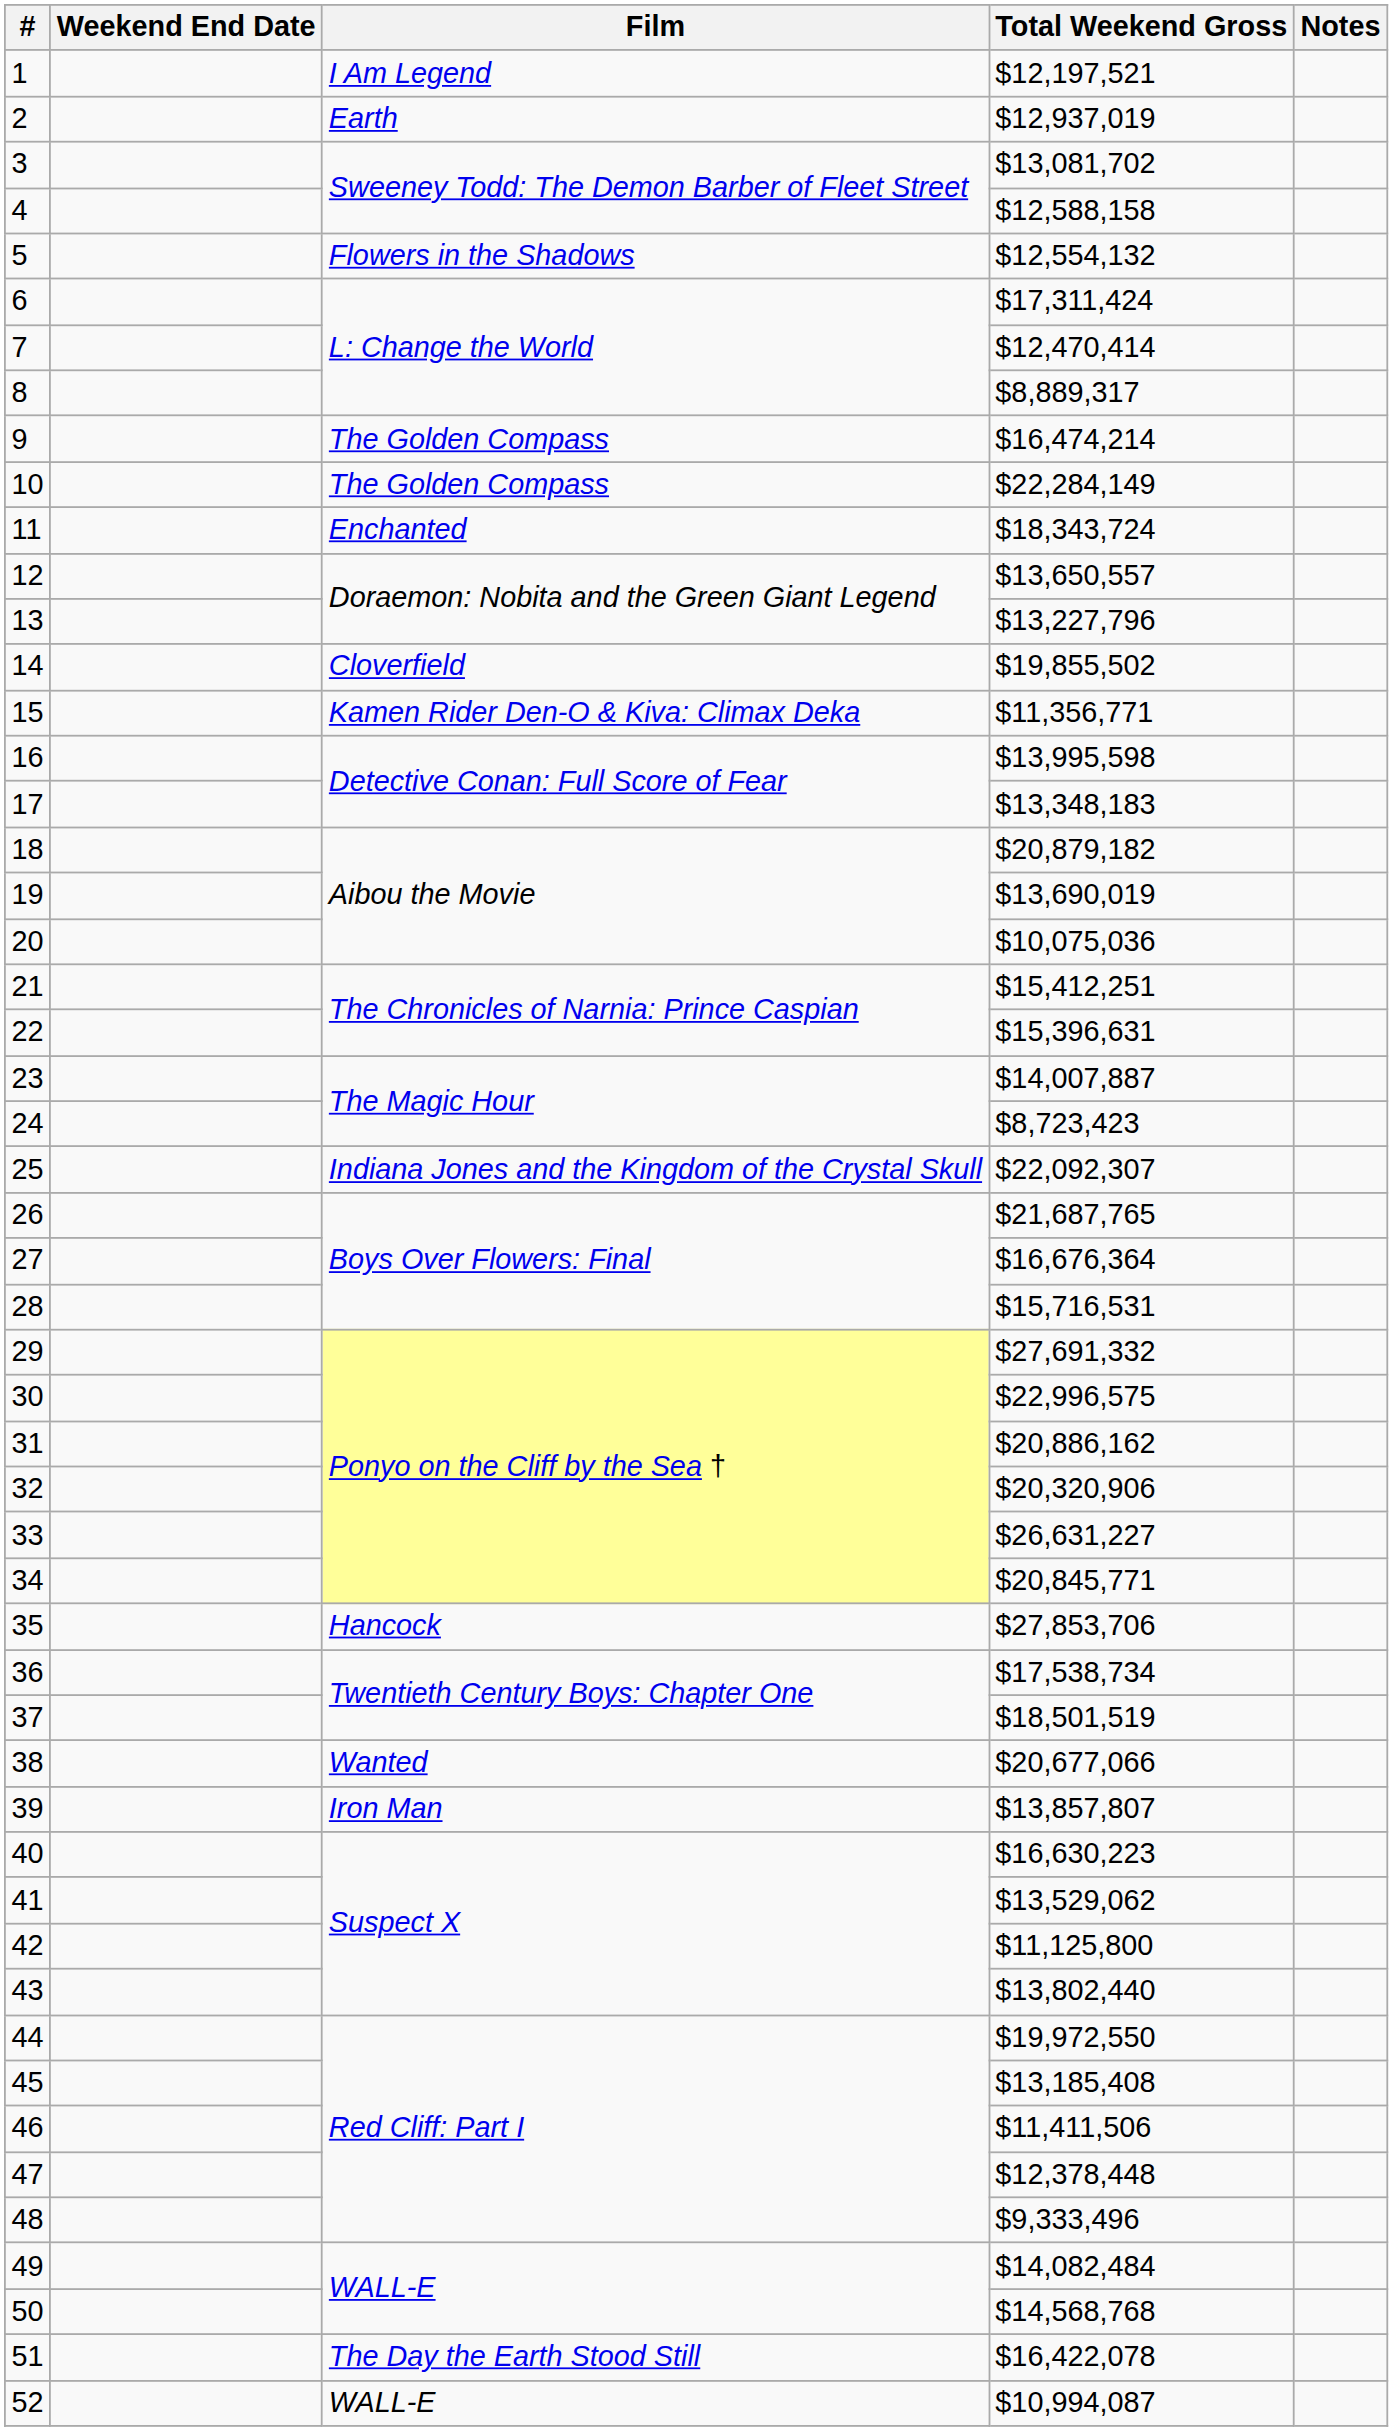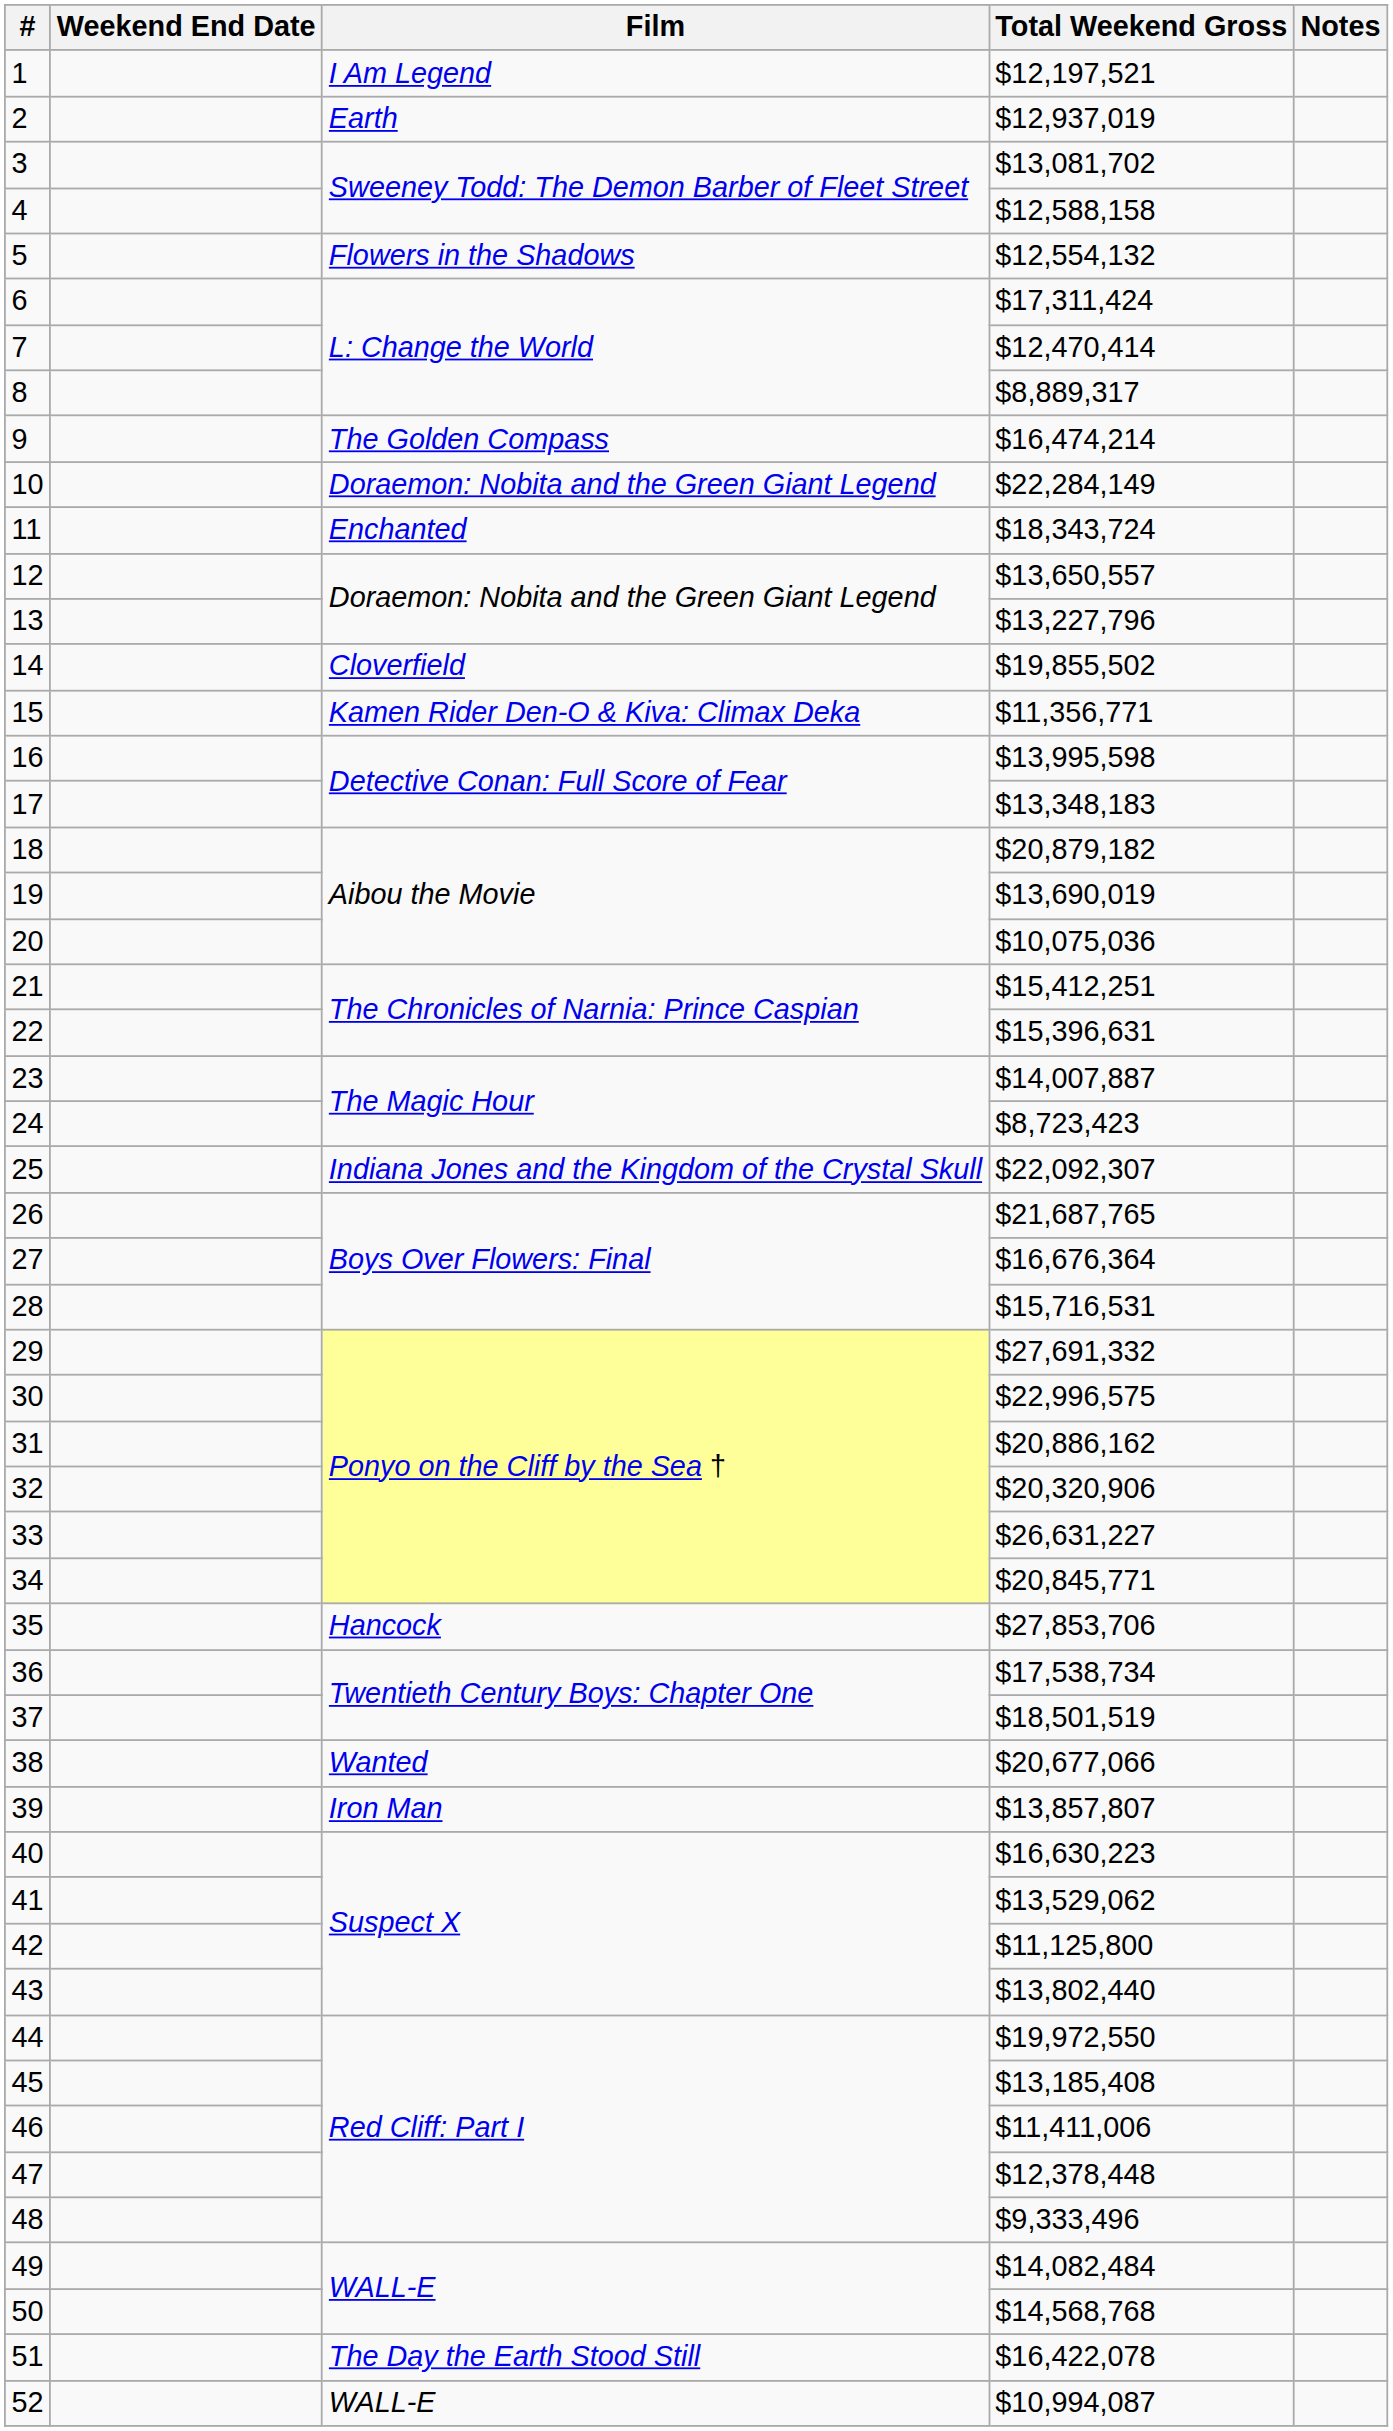(469, 484) The Golden Compass -> (632, 484) Doraemon: Nobita and the Green Giant Legend
(1073, 2128) $11,411,506 -> (1073, 2128) $11,411,006
